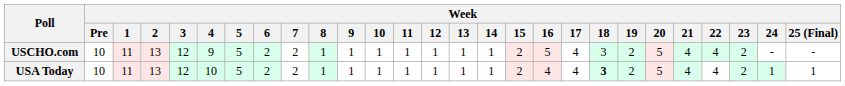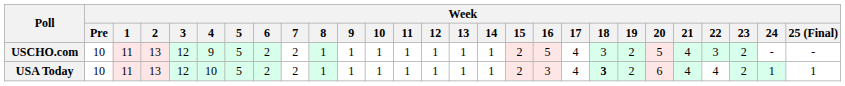(716, 52) 4 -> (716, 52) 3
(547, 71) 4 -> (547, 71) 3
(660, 71) 5 -> (660, 71) 6
